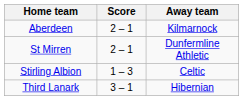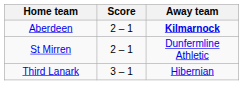(192, 28) normal -> (192, 28) bold
- row: (51, 71)
